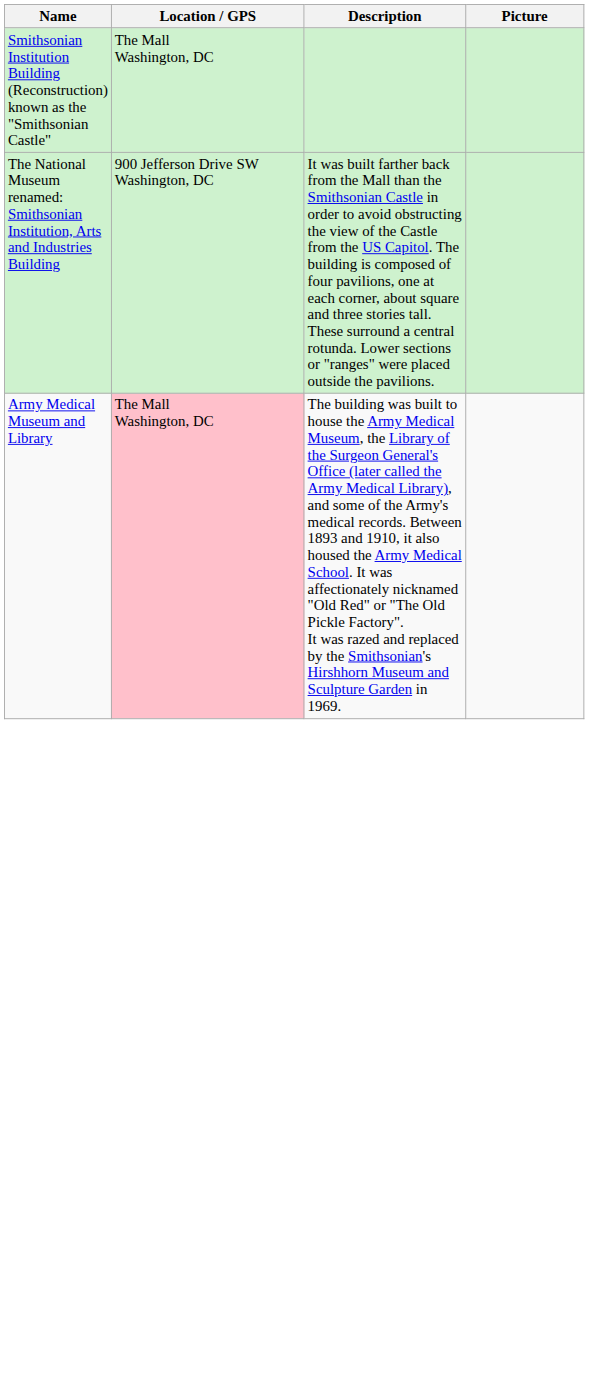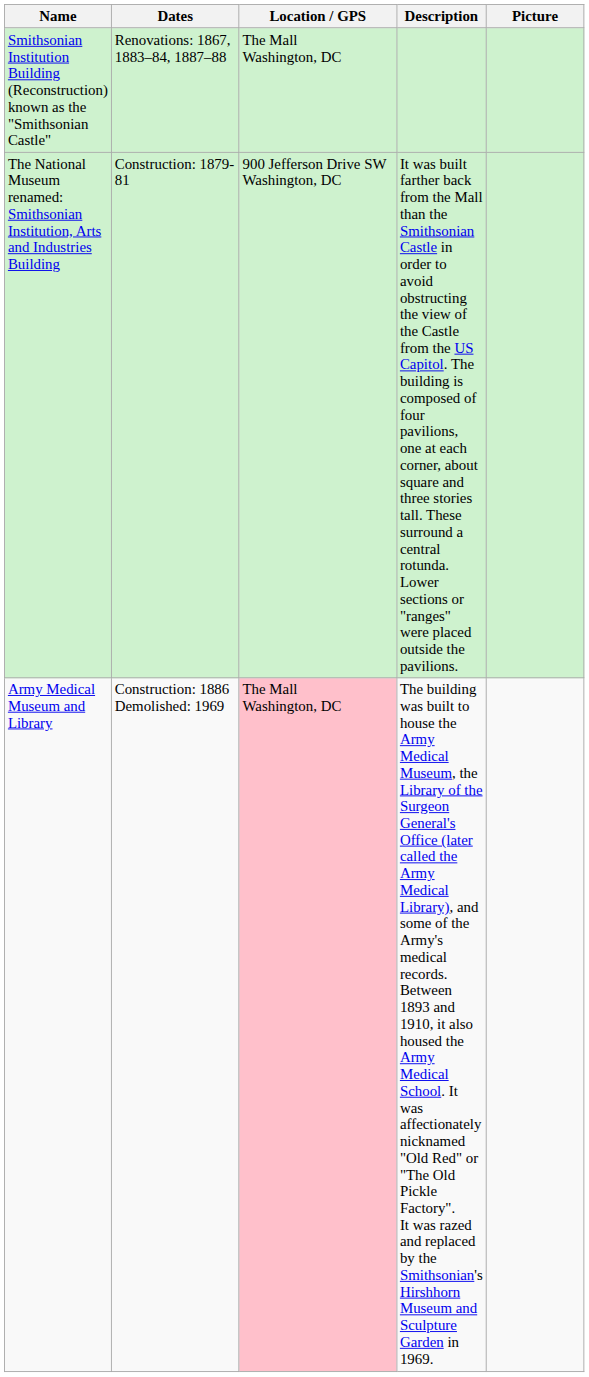+ column: (175, 16)
